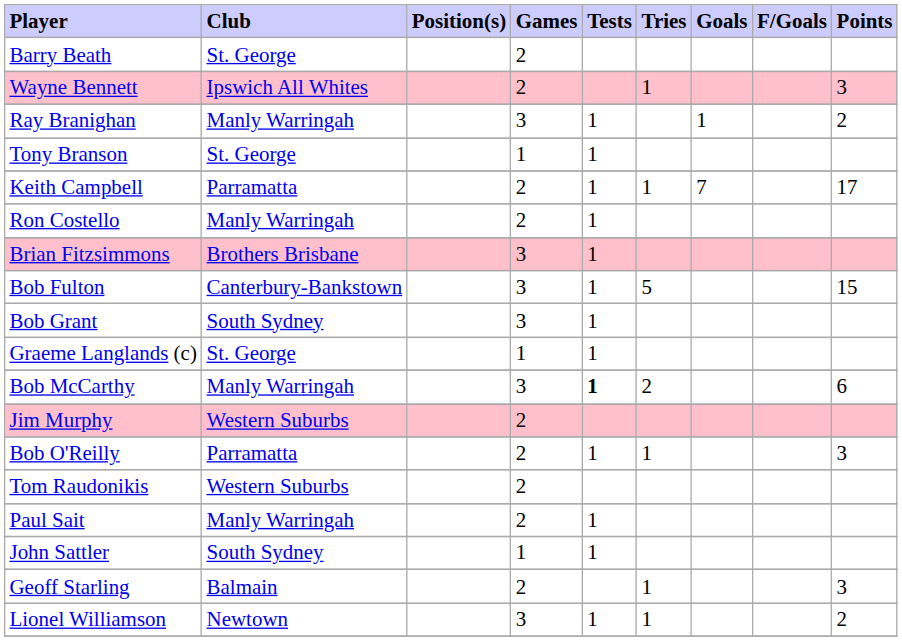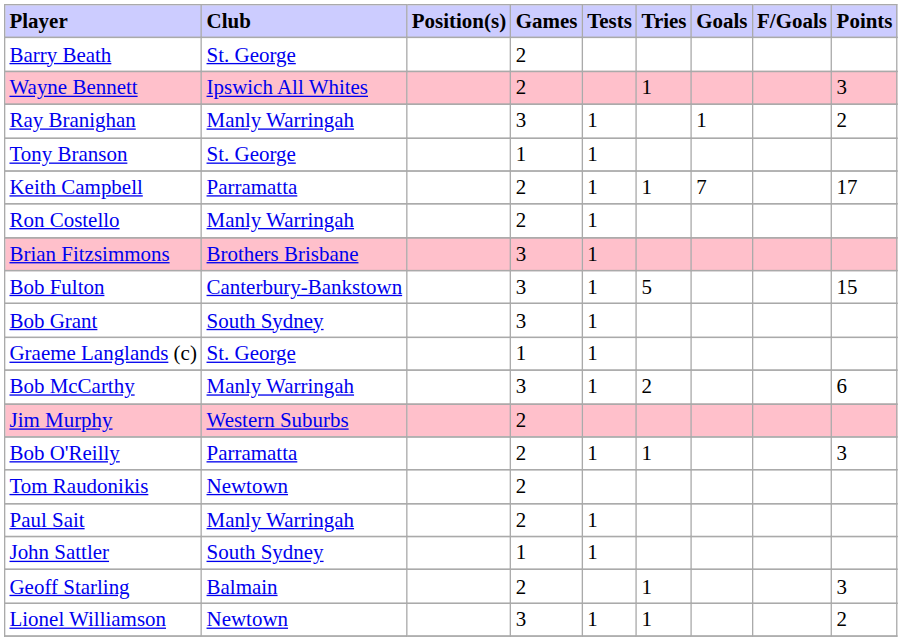(592, 386) bold -> (592, 386) normal
(278, 486) Western Suburbs -> (247, 486) Newtown
